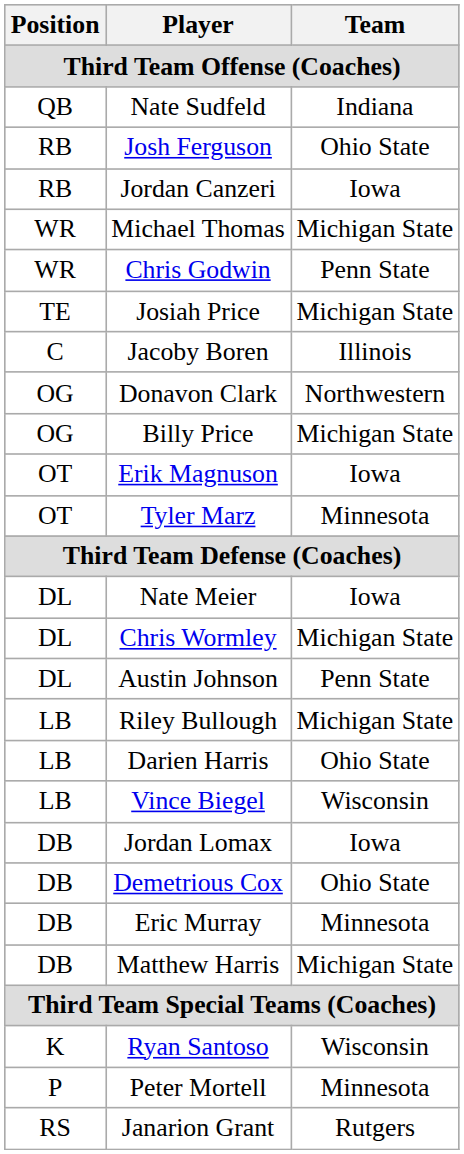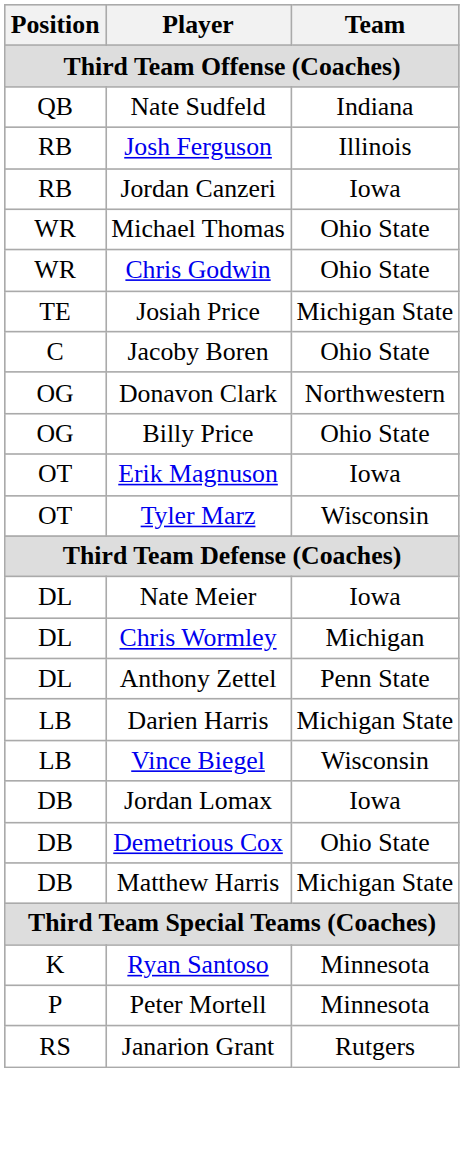(375, 147) Ohio State -> (375, 147) Illinois
(375, 229) Michigan State -> (375, 229) Ohio State
(375, 270) Penn State -> (375, 270) Ohio State
(375, 351) Illinois -> (375, 351) Ohio State
(375, 433) Michigan State -> (375, 433) Ohio State
(375, 515) Minnesota -> (375, 515) Wisconsin
(375, 637) Michigan State -> (375, 637) Michigan
- row: (198, 678)
+ row: (198, 678)
- row: (198, 719)
(375, 760) Ohio State -> (375, 719) Michigan State
- row: (198, 923)
(375, 1046) Wisconsin -> (375, 964) Minnesota
